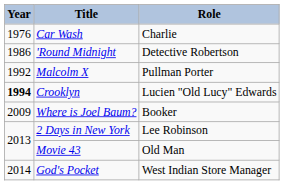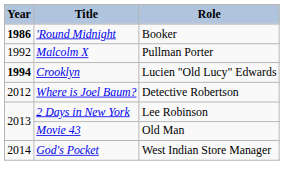- row: (60, 34)
(19, 53) normal -> (19, 34) bold
(190, 53) Detective Robertson -> (159, 34) Booker
(19, 112) 2009 -> (19, 92) 2012
(159, 112) Booker -> (190, 92) Detective Robertson
